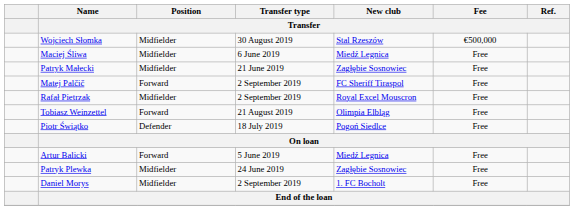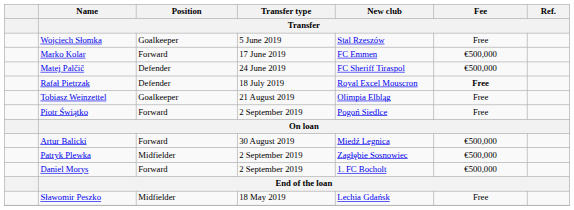(158, 39) Midfielder -> (158, 39) Goalkeeper
(265, 39) 30 August 2019 -> (260, 39) 5 June 2019
(480, 39) €500,000 -> (481, 39) Free
- row: (64, 54)
+ row: (63, 54)
- row: (67, 68)
(154, 83) Forward -> (154, 68) Defender
(269, 83) 2 September 2019 -> (262, 68) 24 June 2019
(480, 83) Free -> (481, 68) €500,000
(158, 97) Midfielder -> (154, 83) Defender
(269, 97) 2 September 2019 -> (262, 83) 18 July 2019
(480, 97) normal -> (481, 83) bold
(154, 111) Forward -> (158, 97) Goalkeeper
(155, 126) Defender -> (153, 111) Forward
(260, 126) 18 July 2019 -> (271, 111) 2 September 2019
(259, 154) 5 June 2019 -> (267, 140) 30 August 2019
(480, 154) Free -> (481, 140) €500,000
(261, 169) 24 June 2019 -> (271, 154) 2 September 2019
(480, 169) Free -> (481, 154) €500,000
(158, 183) Midfielder -> (153, 169) Forward
(480, 183) Free -> (481, 169) €500,000
+ row: (71, 197)
